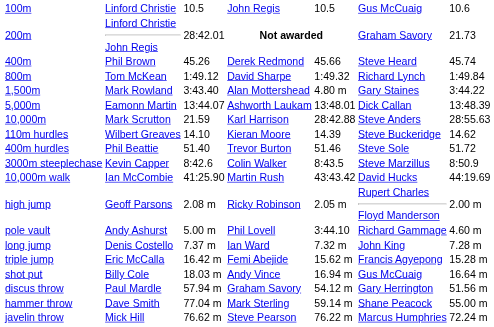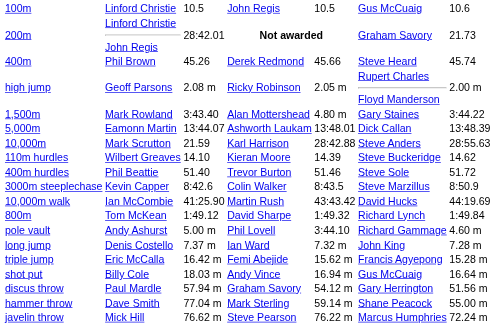rows swapped: (18, 76) <-> (28, 204)
